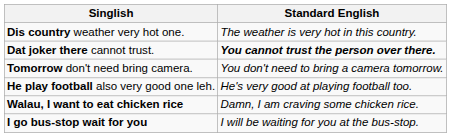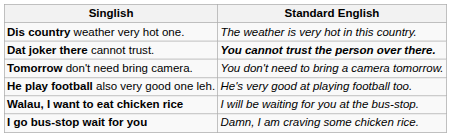(320, 104) Damn, I am craving some chicken rice. -> (320, 104) I will be waiting for you at the bus-stop.
(320, 123) I will be waiting for you at the bus-stop. -> (320, 123) Damn, I am craving some chicken rice.
